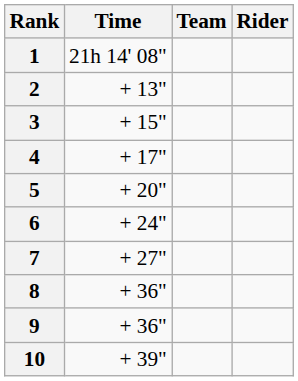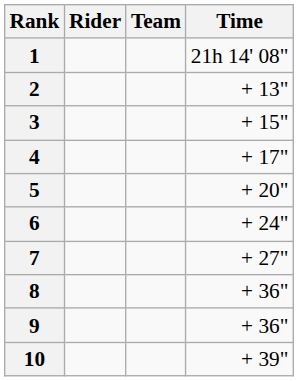columns swapped: (262, 21) <-> (118, 21)
